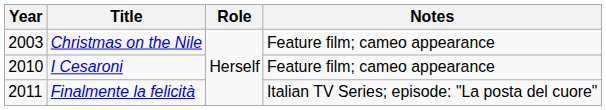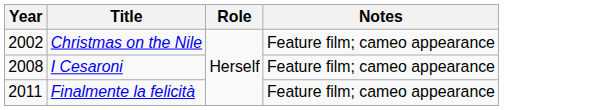(26, 42) 2003 -> (26, 42) 2002
(26, 67) 2010 -> (26, 67) 2008
(432, 92) Italian TV Series; episode: "La posta del cuore" -> (381, 92) Feature film; cameo appearance
